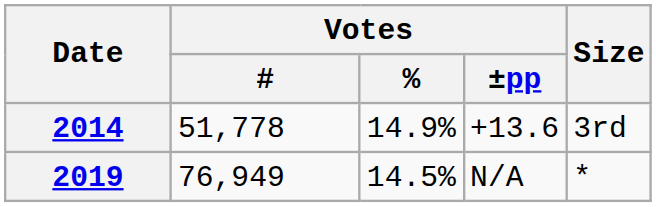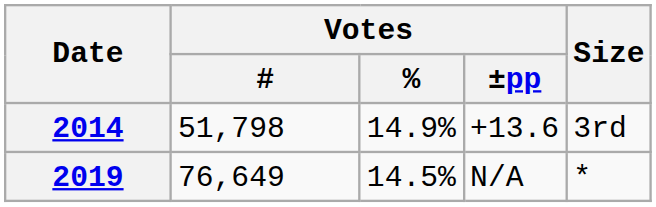(231, 128) 51,778 -> (231, 128) 51,798
(231, 177) 76,949 -> (231, 177) 76,649
